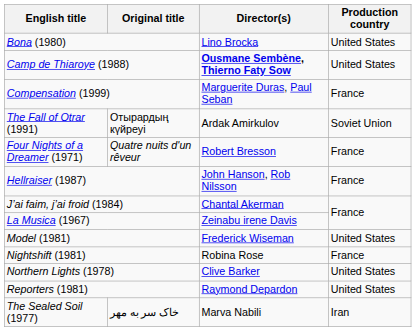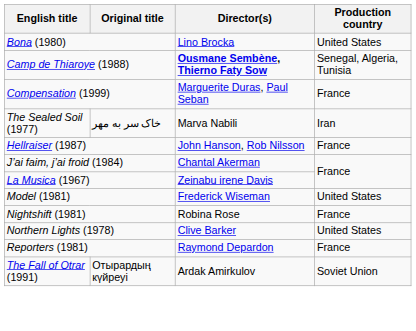(363, 65) United States -> (357, 65) Senegal, Algeria, Tunisia
rows swapped: (46, 123) <-> (45, 312)
- row: (45, 152)
(363, 289) United States -> (334, 248) France
